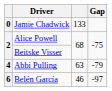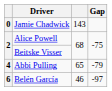(80, 24) 133 -> (80, 24) 143
(80, 65) 63 -> (80, 65) 65
